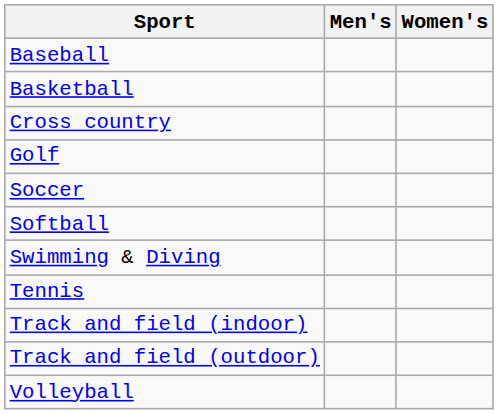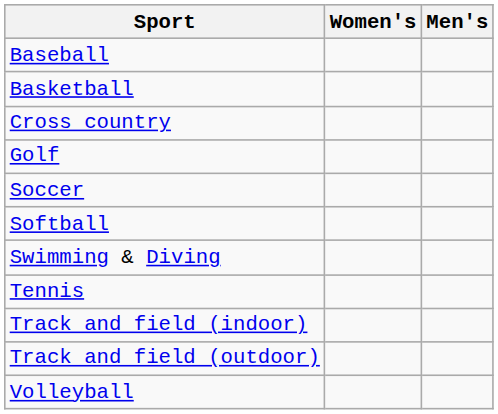columns swapped: (361, 22) <-> (445, 22)
